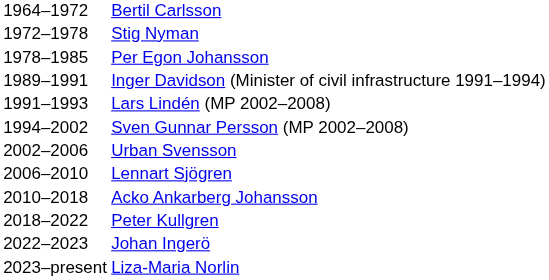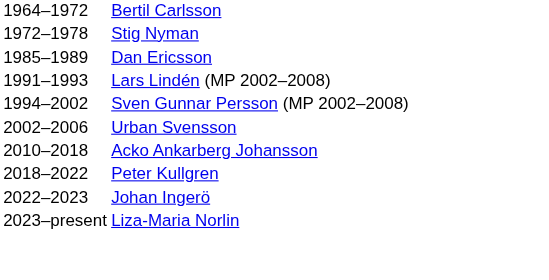- row: (190, 57)
+ row: (162, 57)
- row: (328, 80)
- row: (171, 173)
